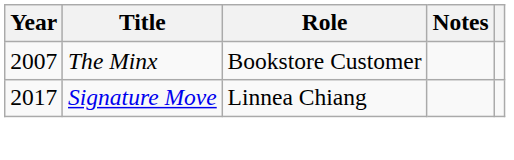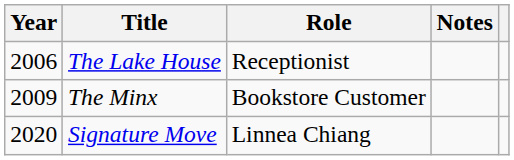+ row: (144, 60)
(34, 60) 2007 -> (34, 97) 2009
(34, 97) 2017 -> (34, 135) 2020
